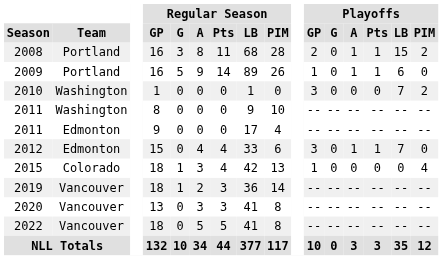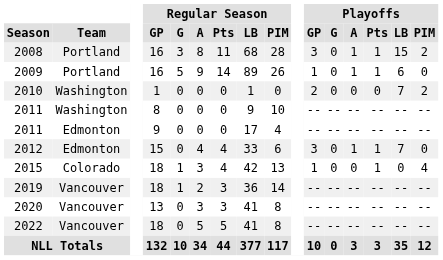(314, 52) 2 -> (314, 52) 3
(314, 91) 3 -> (314, 91) 2
(377, 168) 0 -> (377, 168) 1
